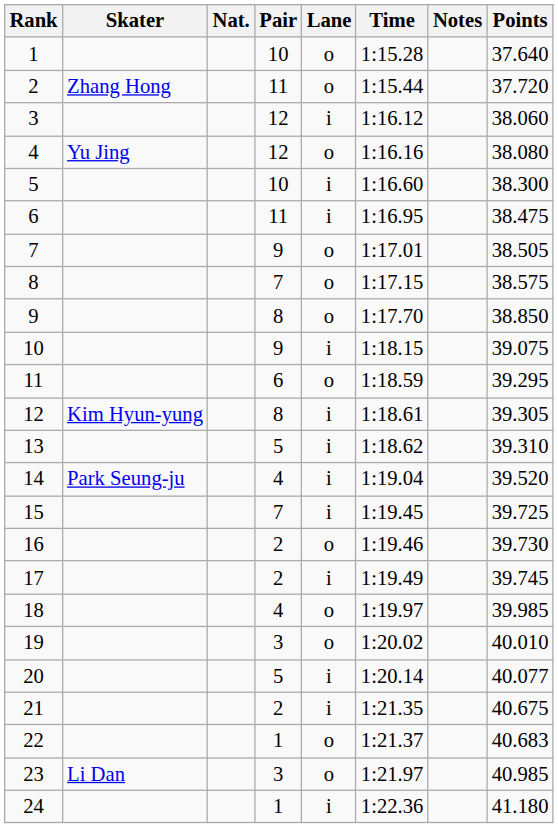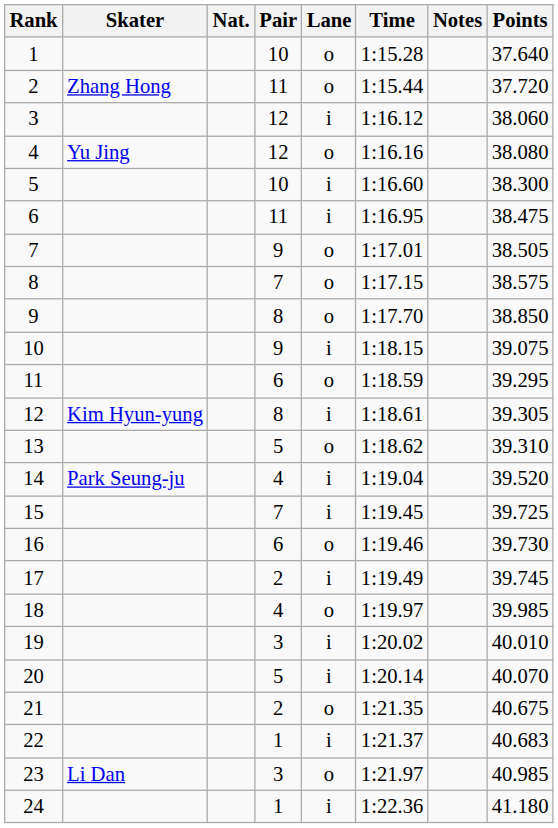(329, 446) i -> (329, 446) o
(278, 544) 2 -> (278, 544) 6
(329, 642) o -> (329, 642) i
(520, 675) 40.077 -> (520, 675) 40.070
(329, 708) i -> (329, 708) o
(329, 741) o -> (329, 741) i
